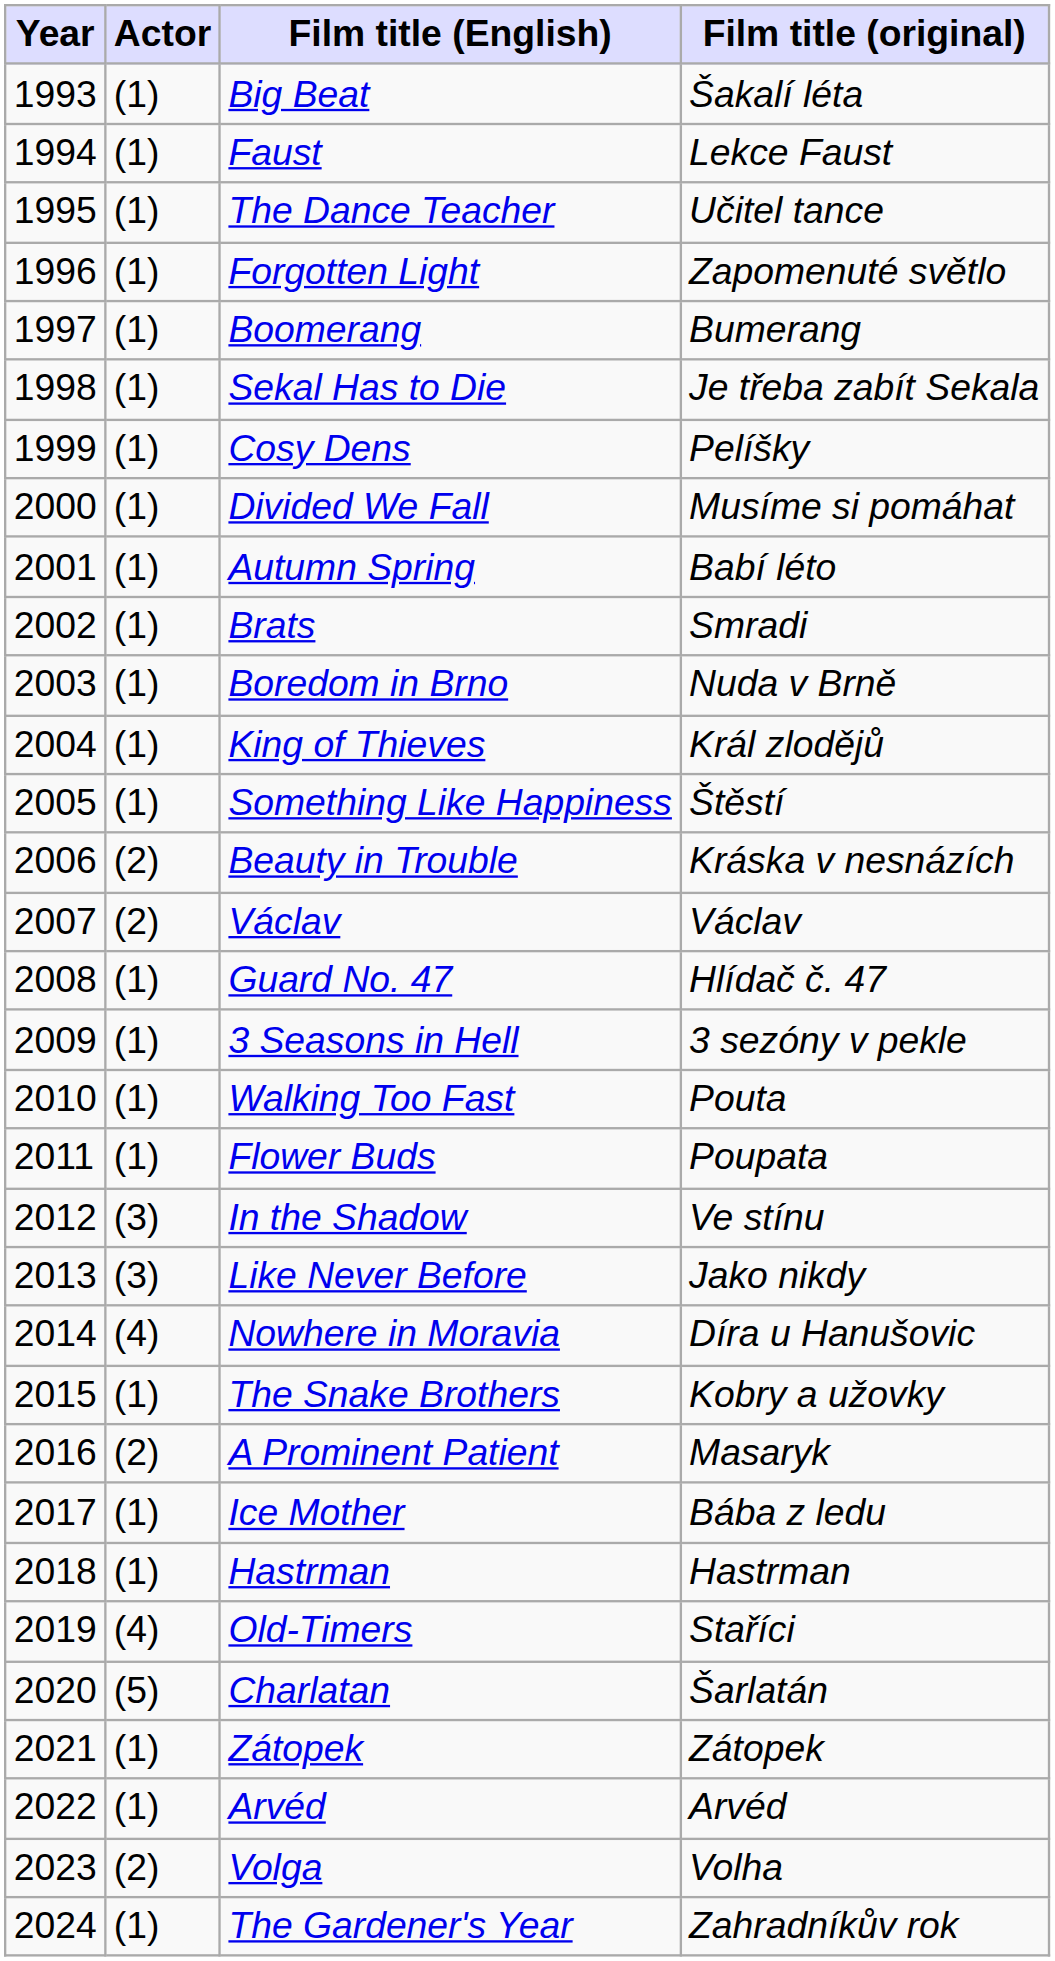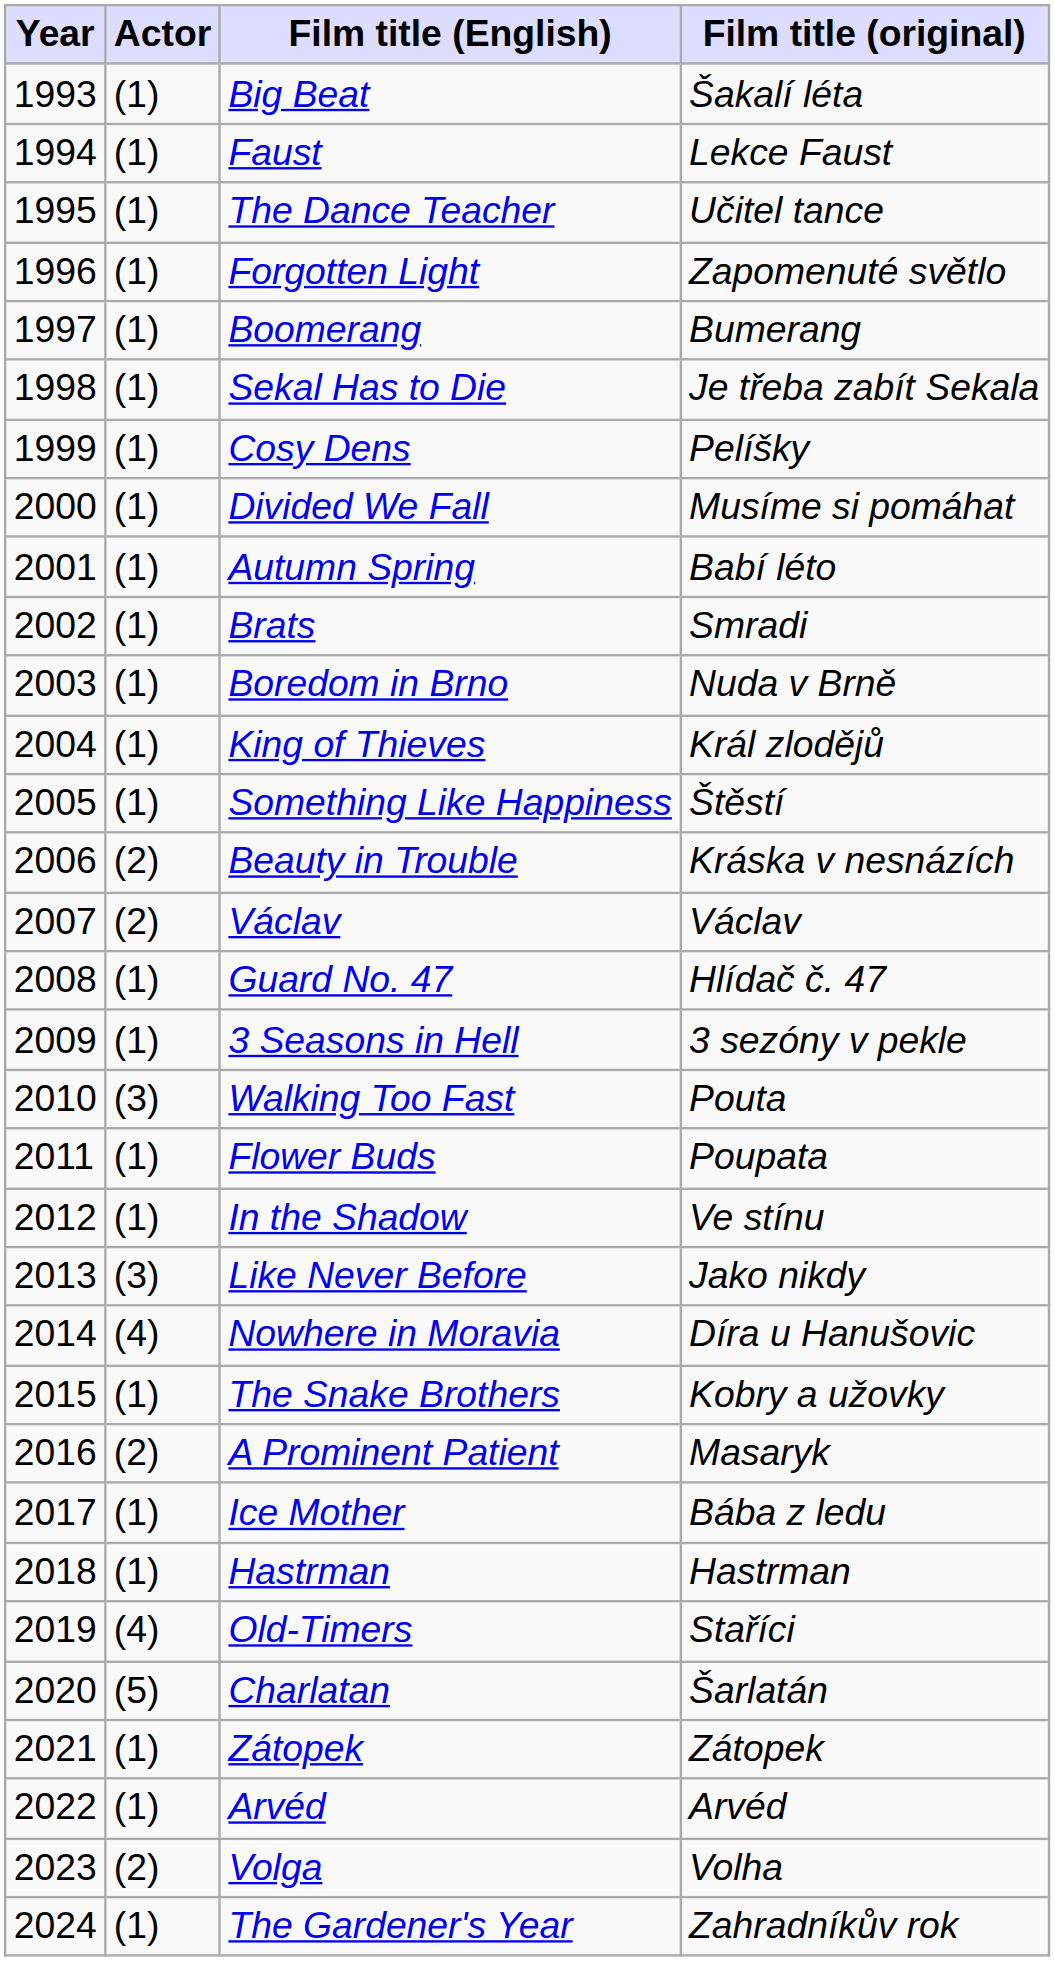(137, 1098) (1) -> (137, 1098) (3)
(137, 1216) (3) -> (137, 1216) (1)
